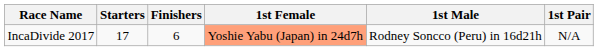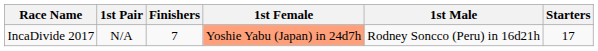columns swapped: (122, 14) <-> (569, 14)
(176, 35) 6 -> (174, 35) 7
